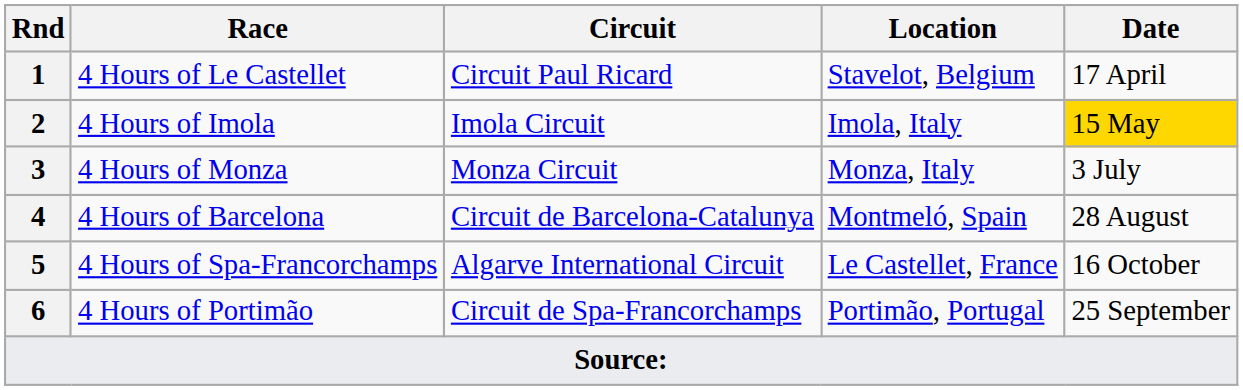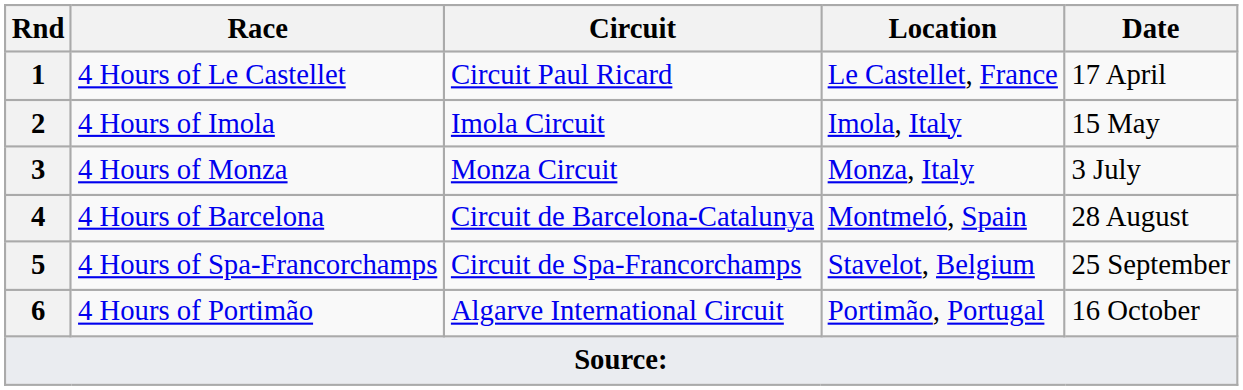(931, 75) Stavelot, Belgium -> (943, 75) Le Castellet, France
(1116, 122) gold background -> (1116, 122) no background
(617, 264) Algarve International Circuit -> (626, 264) Circuit de Spa-Francorchamps
(943, 264) Le Castellet, France -> (931, 264) Stavelot, Belgium
(1136, 264) 16 October -> (1151, 264) 25 September
(626, 311) Circuit de Spa-Francorchamps -> (617, 311) Algarve International Circuit
(1151, 311) 25 September -> (1136, 311) 16 October
